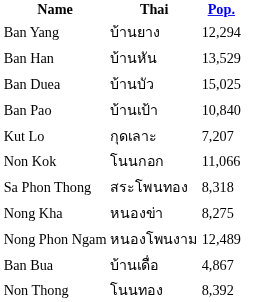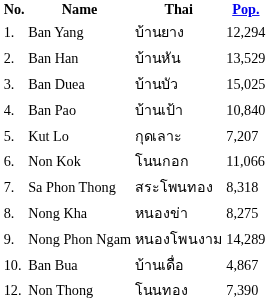+ column: (14, 9)
(221, 238) 12,489 -> (246, 238) 14,289
(218, 290) 8,392 -> (242, 290) 7,390
